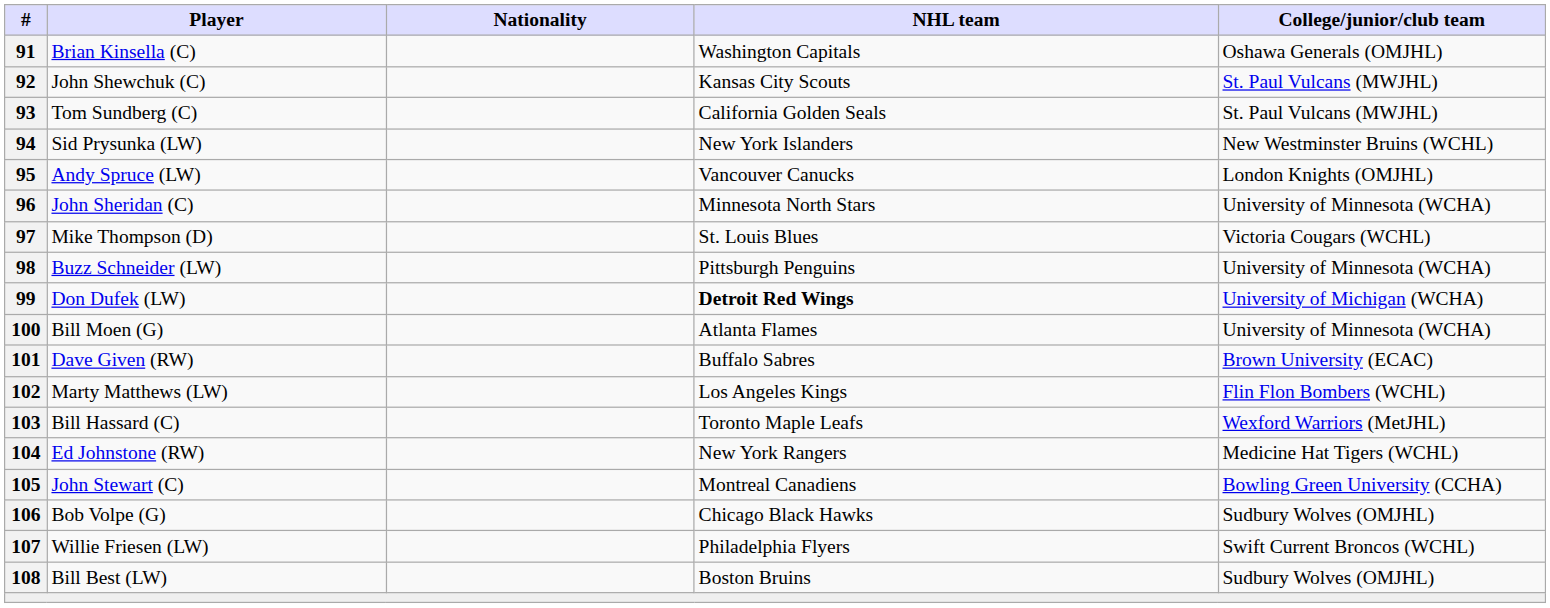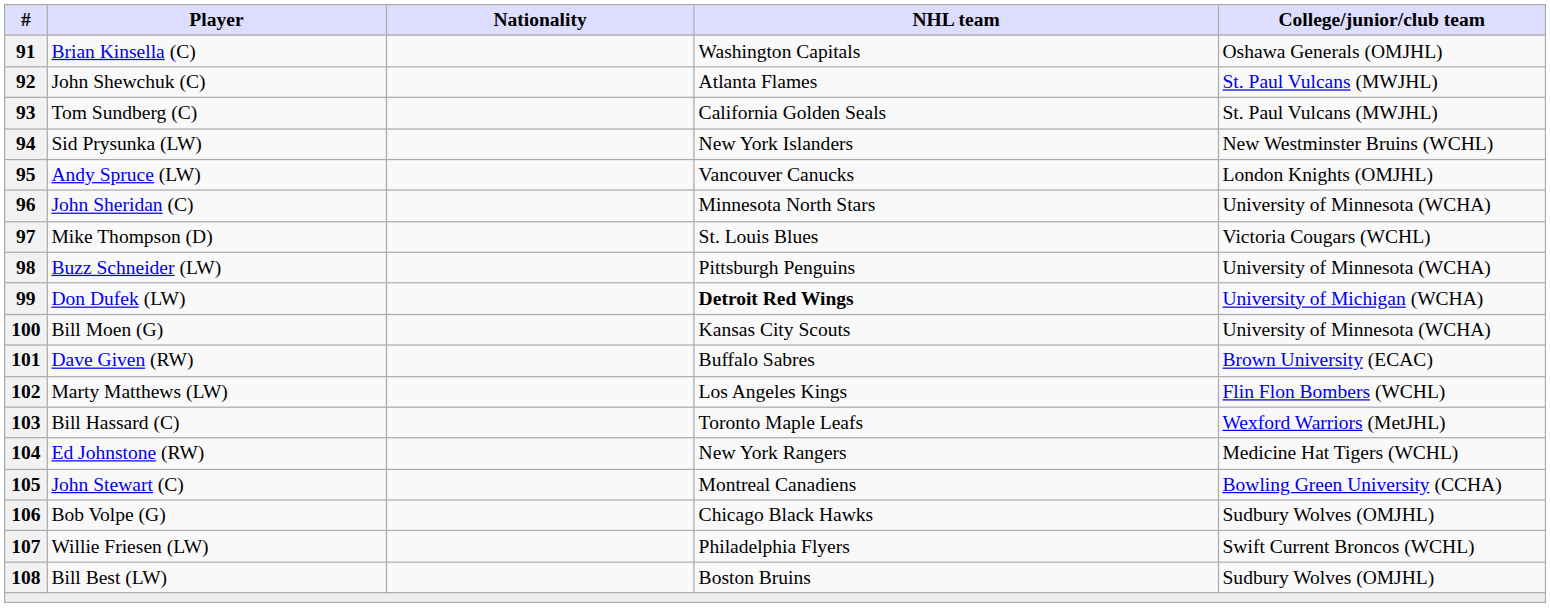(775, 81) Kansas City Scouts -> (758, 81) Atlanta Flames
(758, 329) Atlanta Flames -> (775, 329) Kansas City Scouts
